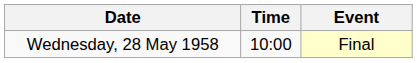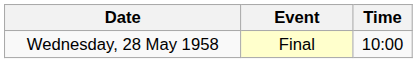columns swapped: (271, 17) <-> (356, 17)
